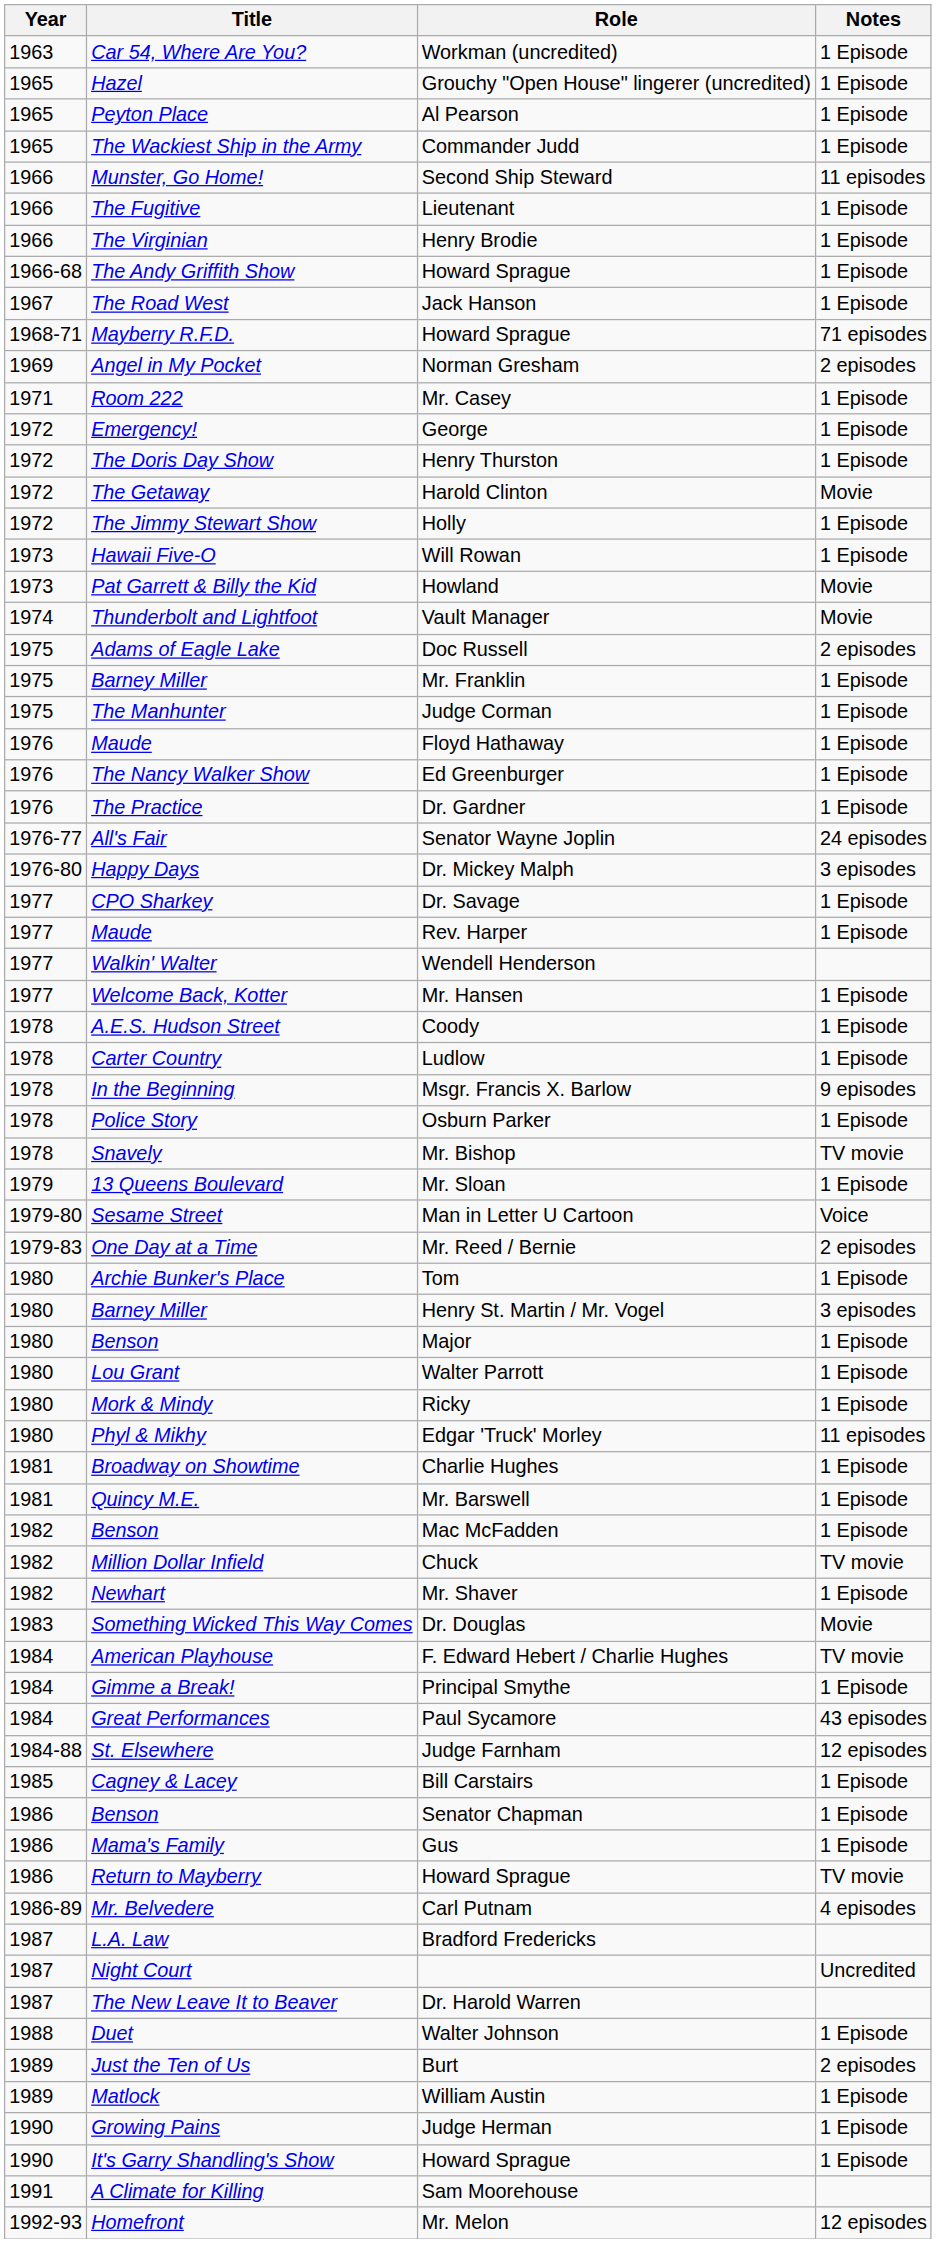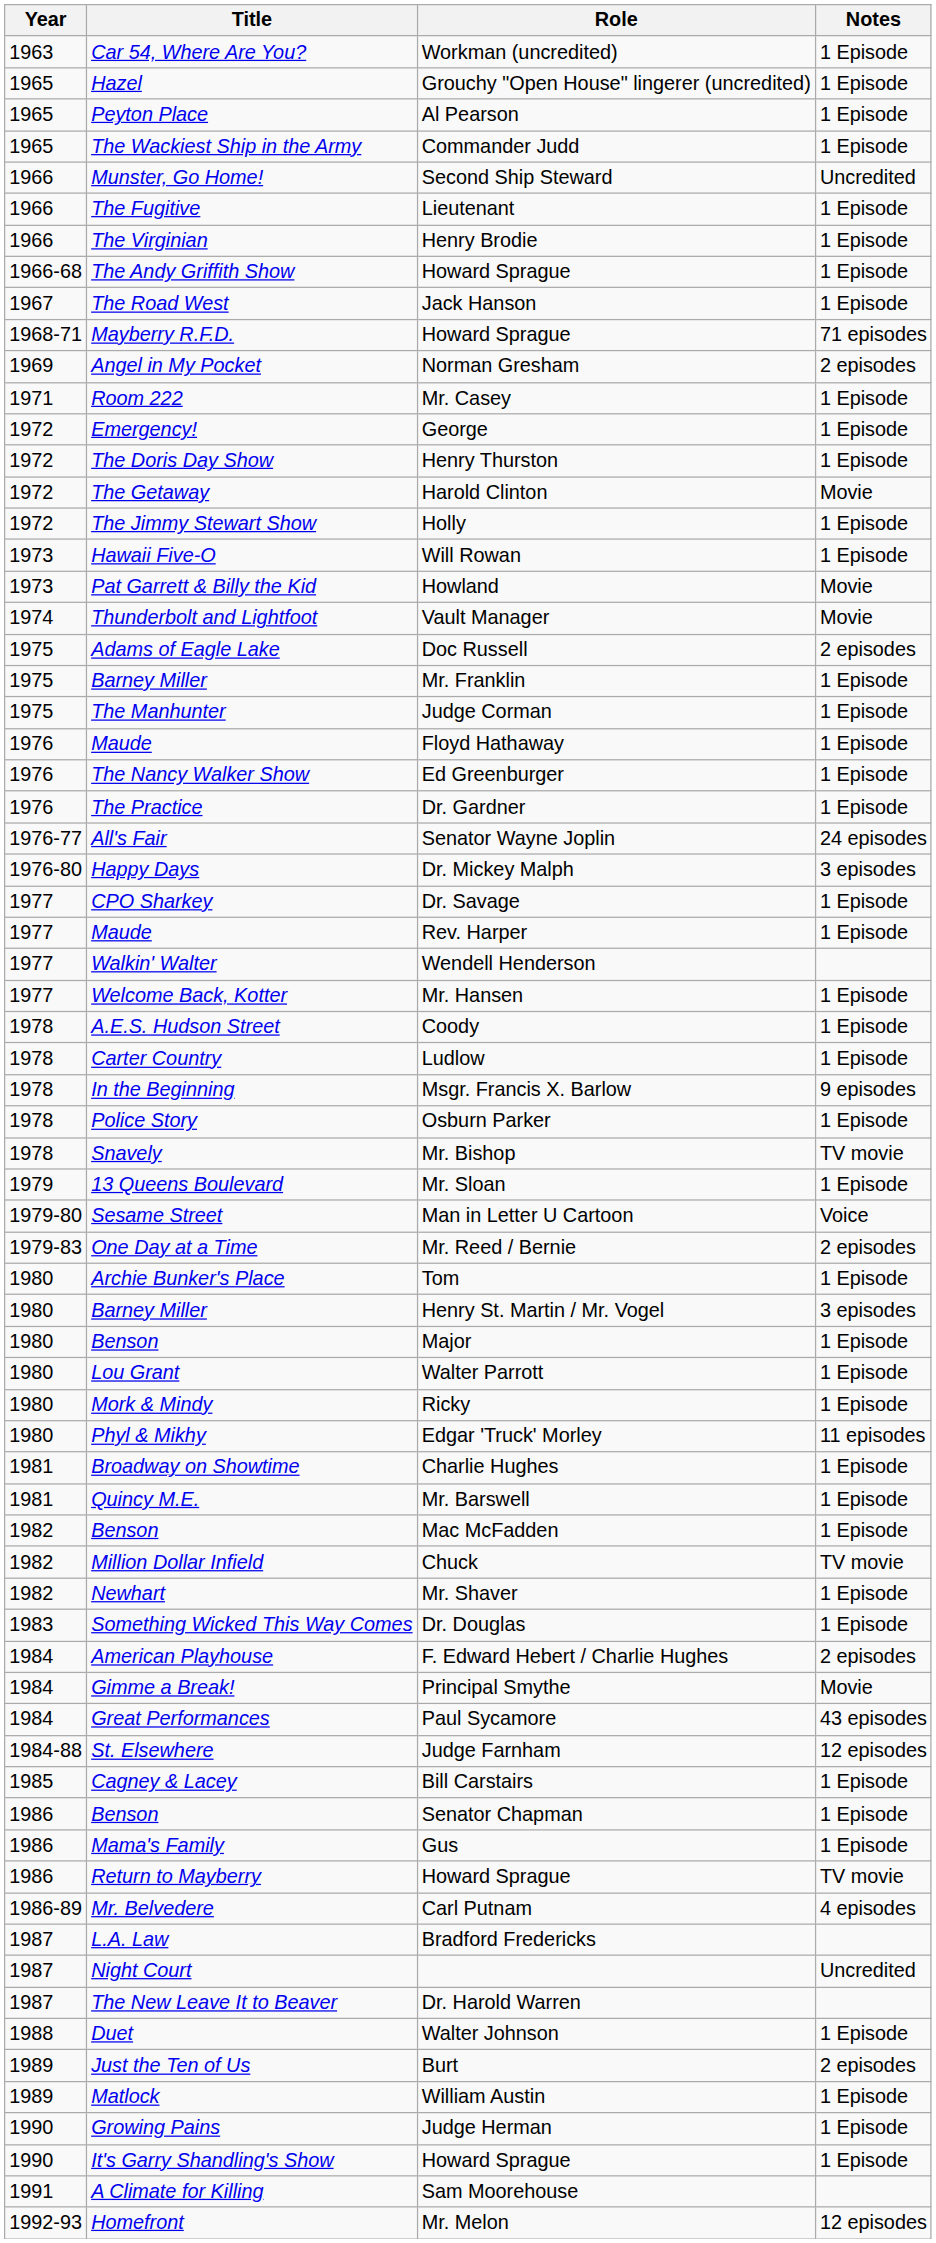(873, 177) 11 episodes -> (868, 177) Uncredited
(846, 1624) Movie -> (864, 1624) 1 Episode
(862, 1656) TV movie -> (868, 1656) 2 episodes
(864, 1687) 1 Episode -> (846, 1687) Movie
